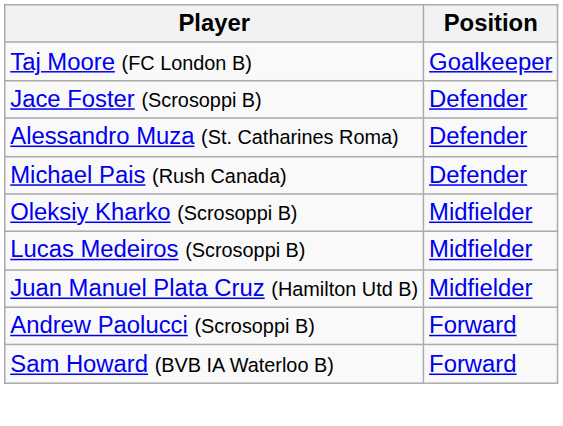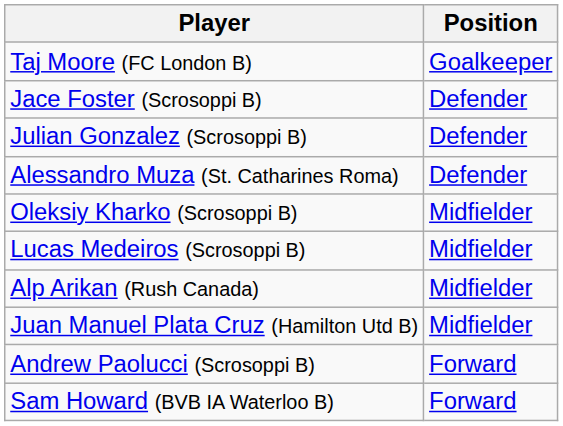+ row: (159, 136)
- row: (148, 174)
+ row: (135, 288)
